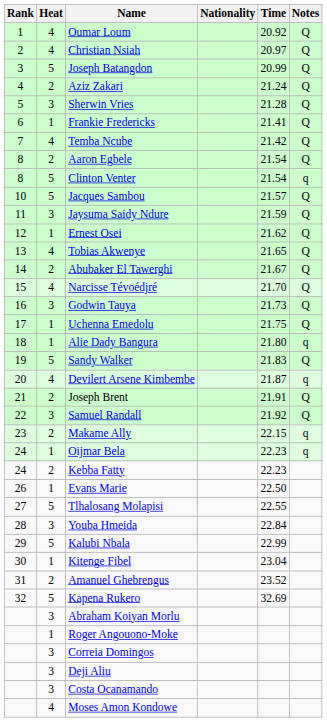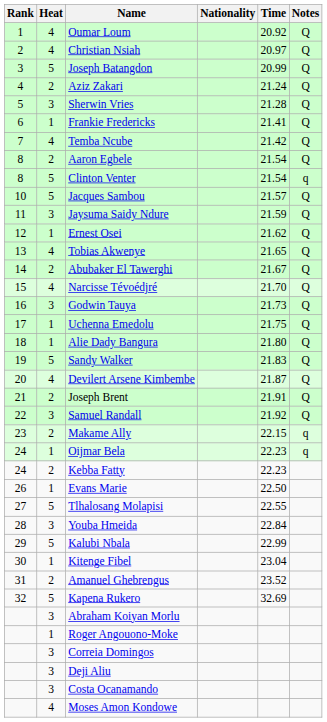(306, 342) q -> (306, 342) Q
(306, 379) q -> (306, 379) Q
